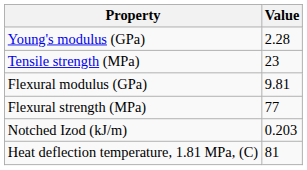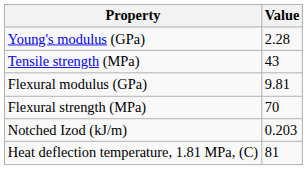(272, 61) 23 -> (272, 61) 43
(272, 107) 77 -> (272, 107) 70
